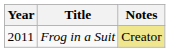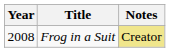(21, 36) 2011 -> (21, 36) 2008
